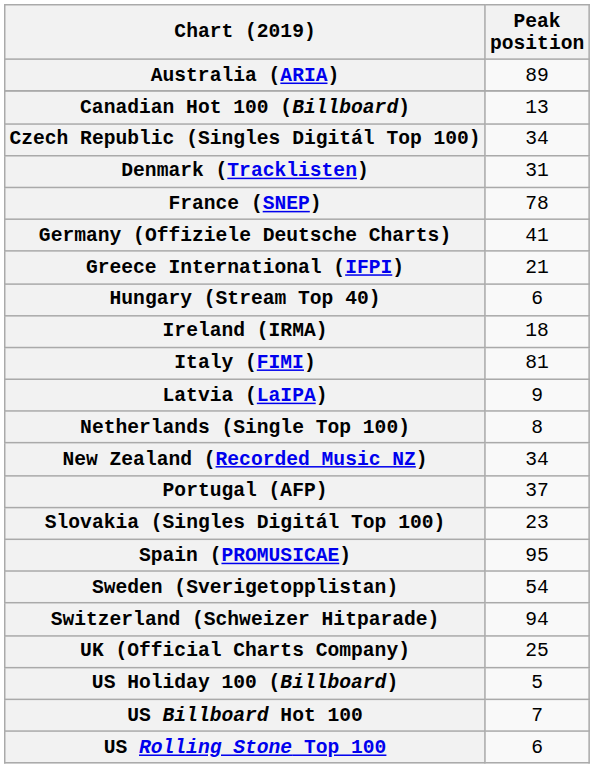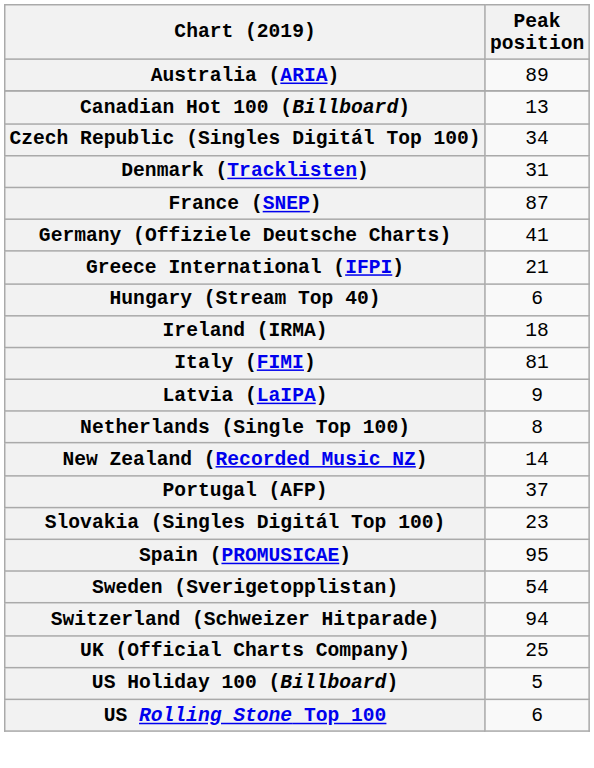(537, 203) 78 -> (537, 203) 87
(537, 459) 34 -> (537, 459) 14
- row: (245, 715)
